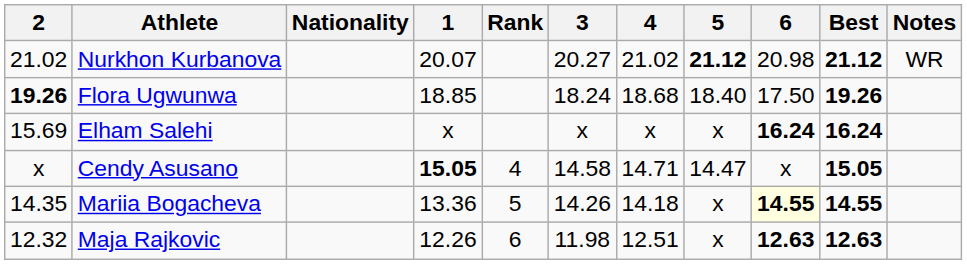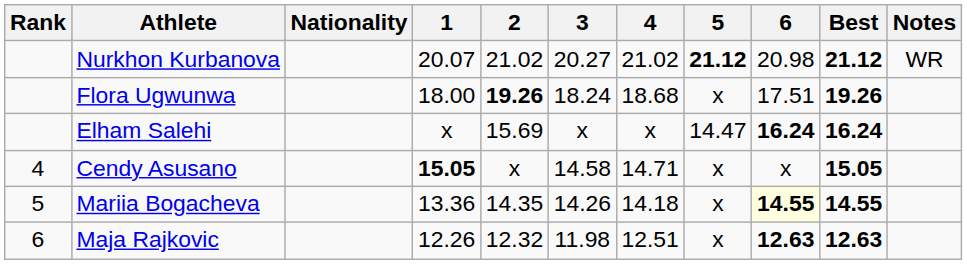columns swapped: (515, 22) <-> (39, 22)
(448, 95) 18.85 -> (447, 95) 18.00
(718, 95) 18.40 -> (718, 95) x
(786, 95) 17.50 -> (786, 95) 17.51
(718, 131) x -> (718, 131) 14.47
(718, 167) 14.47 -> (718, 167) x
